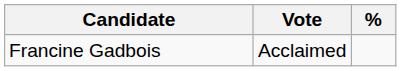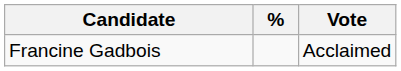columns swapped: (302, 19) <-> (373, 19)
